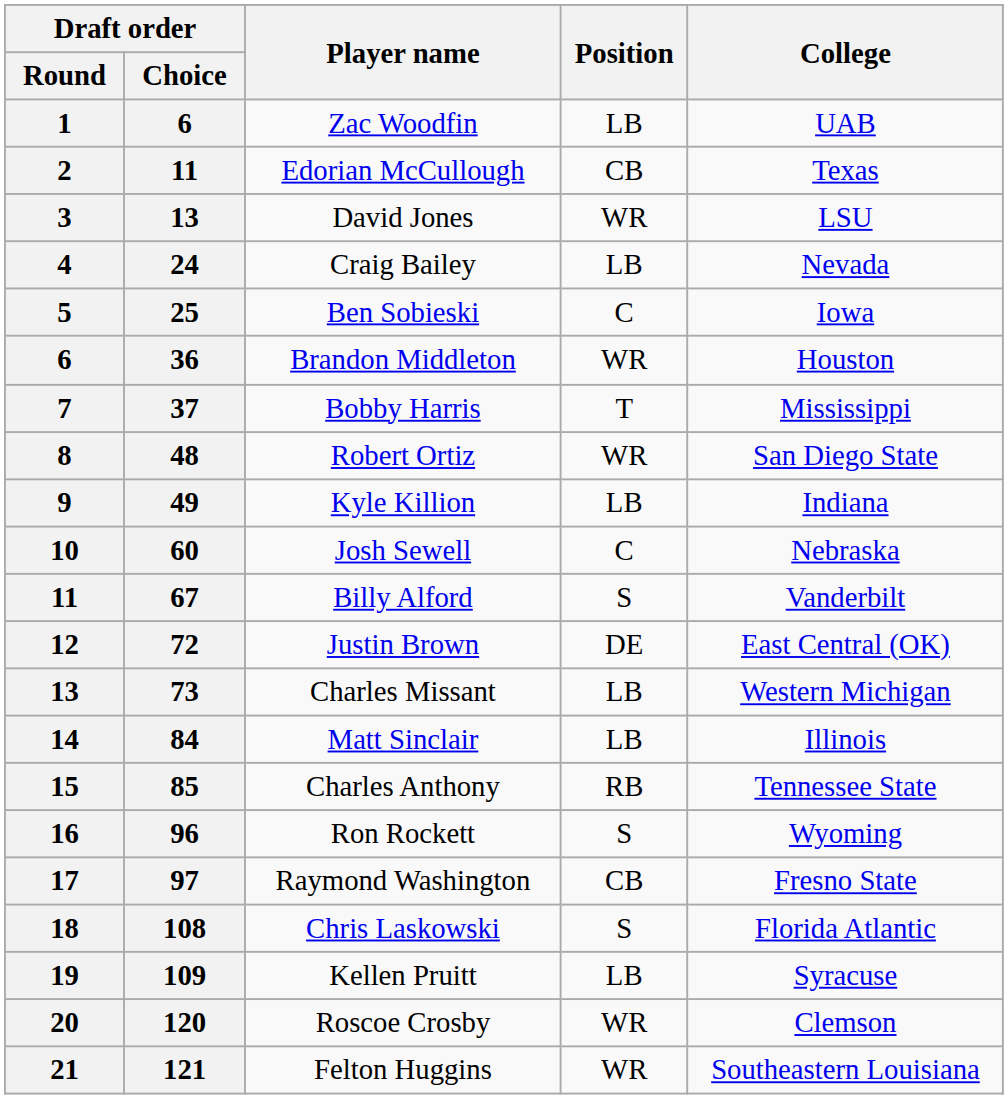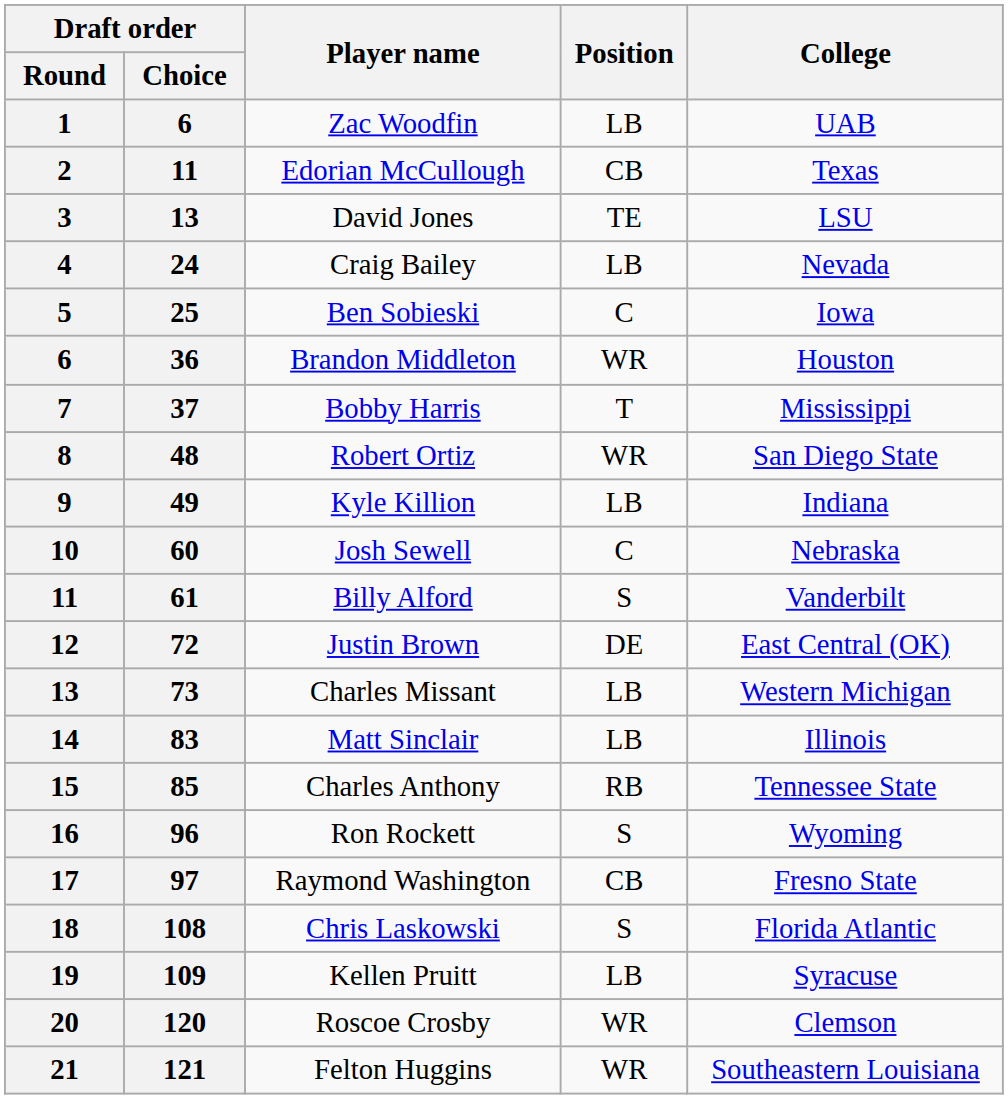(624, 217) WR -> (624, 217) TE
(185, 596) 67 -> (185, 596) 61
(185, 738) 84 -> (185, 738) 83
